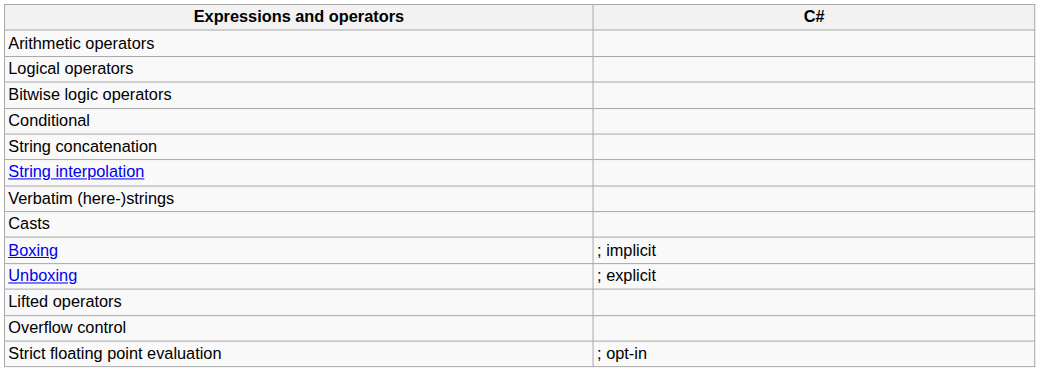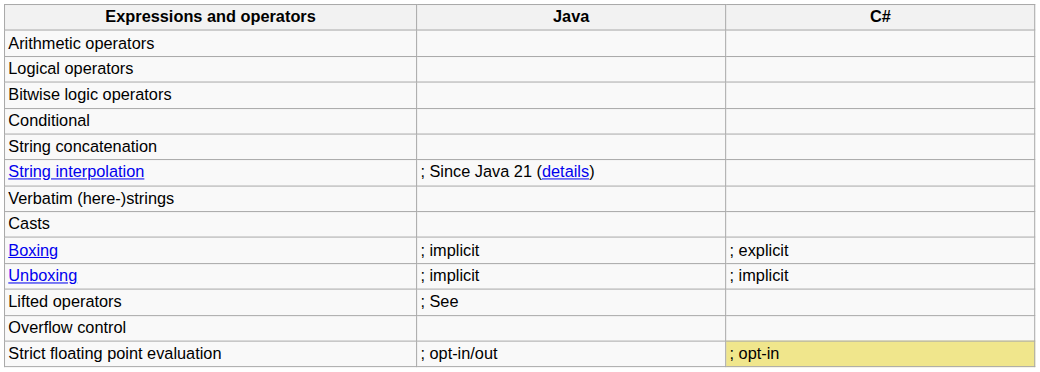+ column: (571, 17)
(627, 250) ; implicit -> (759, 250) ; explicit
(627, 276) ; explicit -> (759, 276) ; implicit
(622, 353) no background -> (754, 353) khaki background
